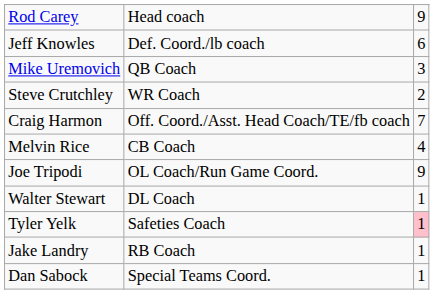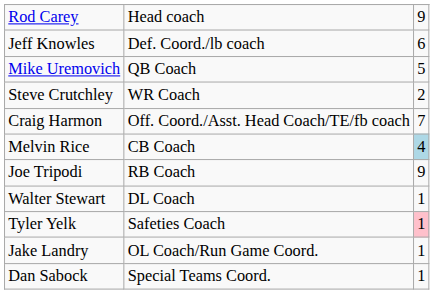(421, 69) 3 -> (421, 69) 5
(421, 146) no background -> (421, 146) lightblue background
(223, 172) OL Coach/Run Game Coord. -> (162, 172) RB Coach
(162, 250) RB Coach -> (223, 250) OL Coach/Run Game Coord.
